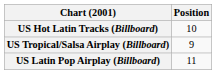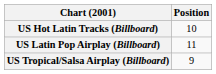rows swapped: (88, 61) <-> (88, 45)
